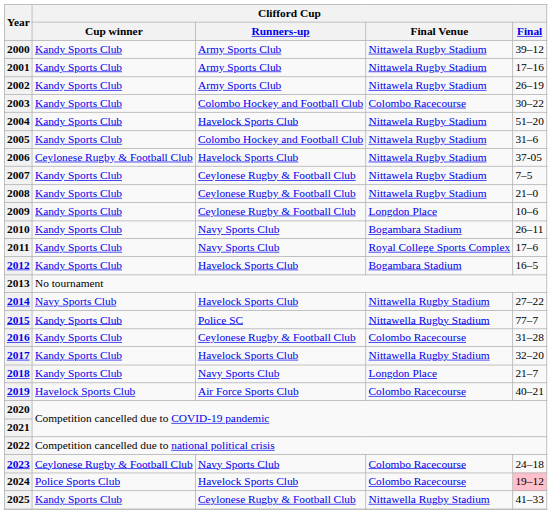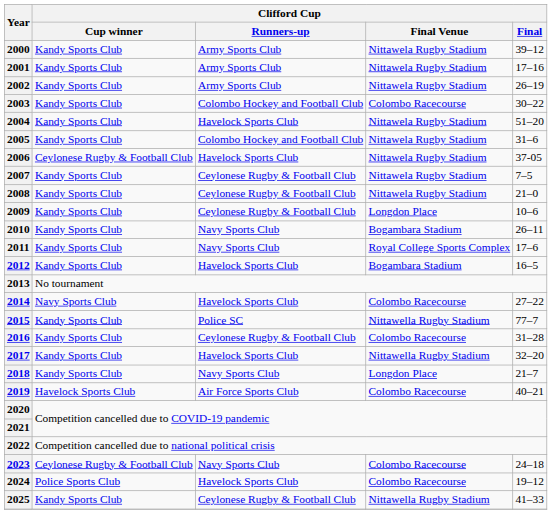(429, 301) Nittawella Rugby Stadium -> (417, 301) Colombo Racecourse
(530, 481) pink background -> (530, 481) no background
